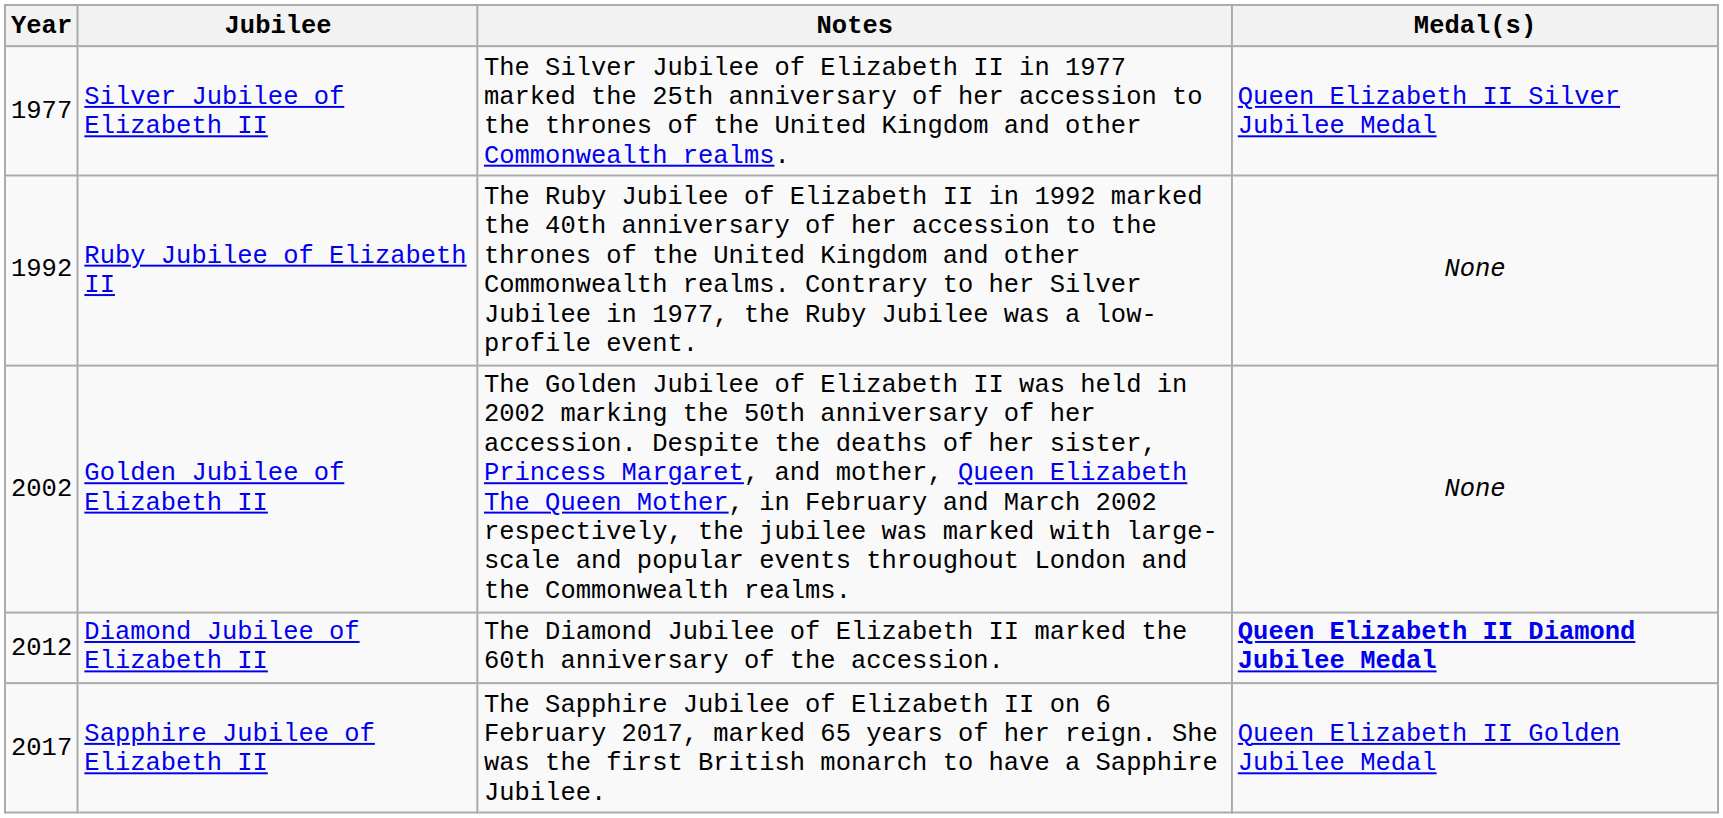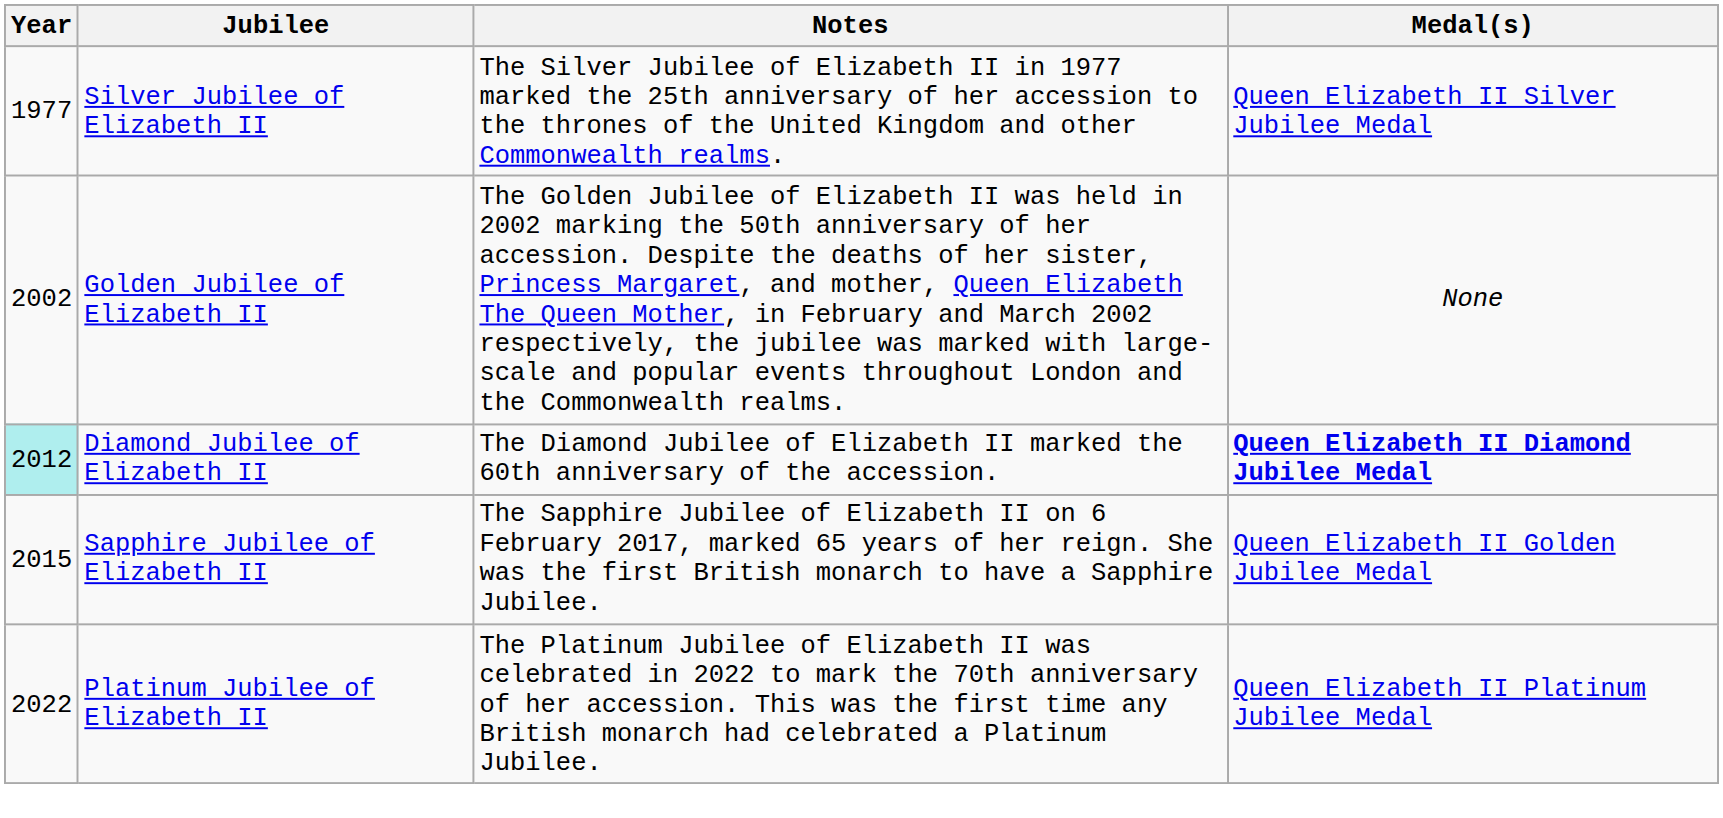- row: (276, 270)
(42, 648) no background -> (42, 459) paleturquoise background
(42, 748) 2017 -> (42, 559) 2015
+ row: (230, 704)
